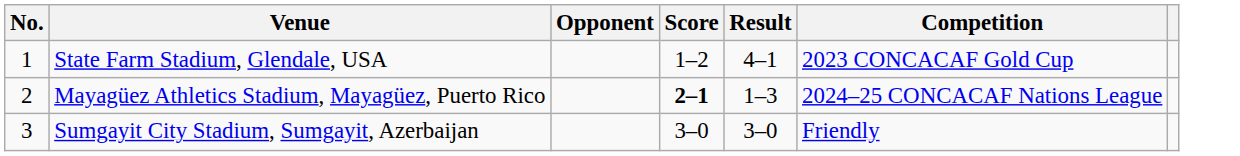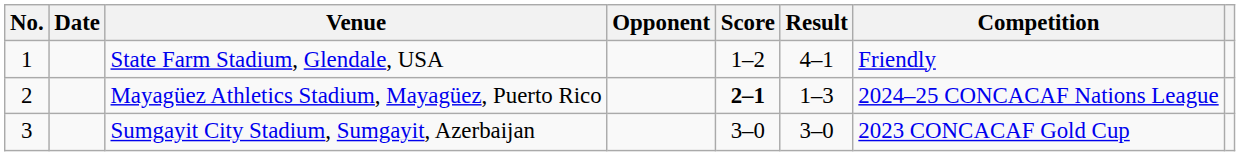+ column: (77, 22)
(938, 58) 2023 CONCACAF Gold Cup -> (897, 58) Friendly
(841, 131) Friendly -> (994, 131) 2023 CONCACAF Gold Cup
